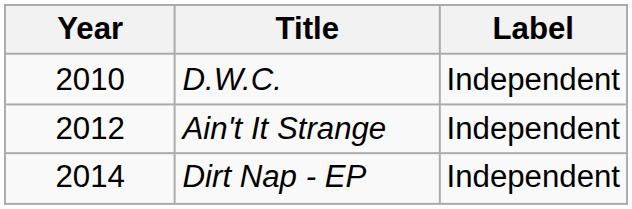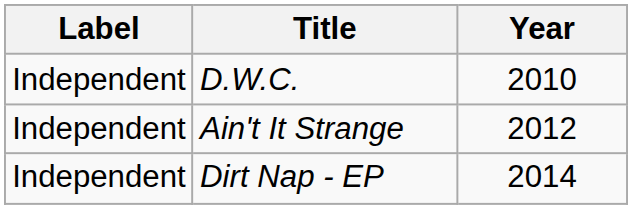columns swapped: (90, 29) <-> (533, 29)
